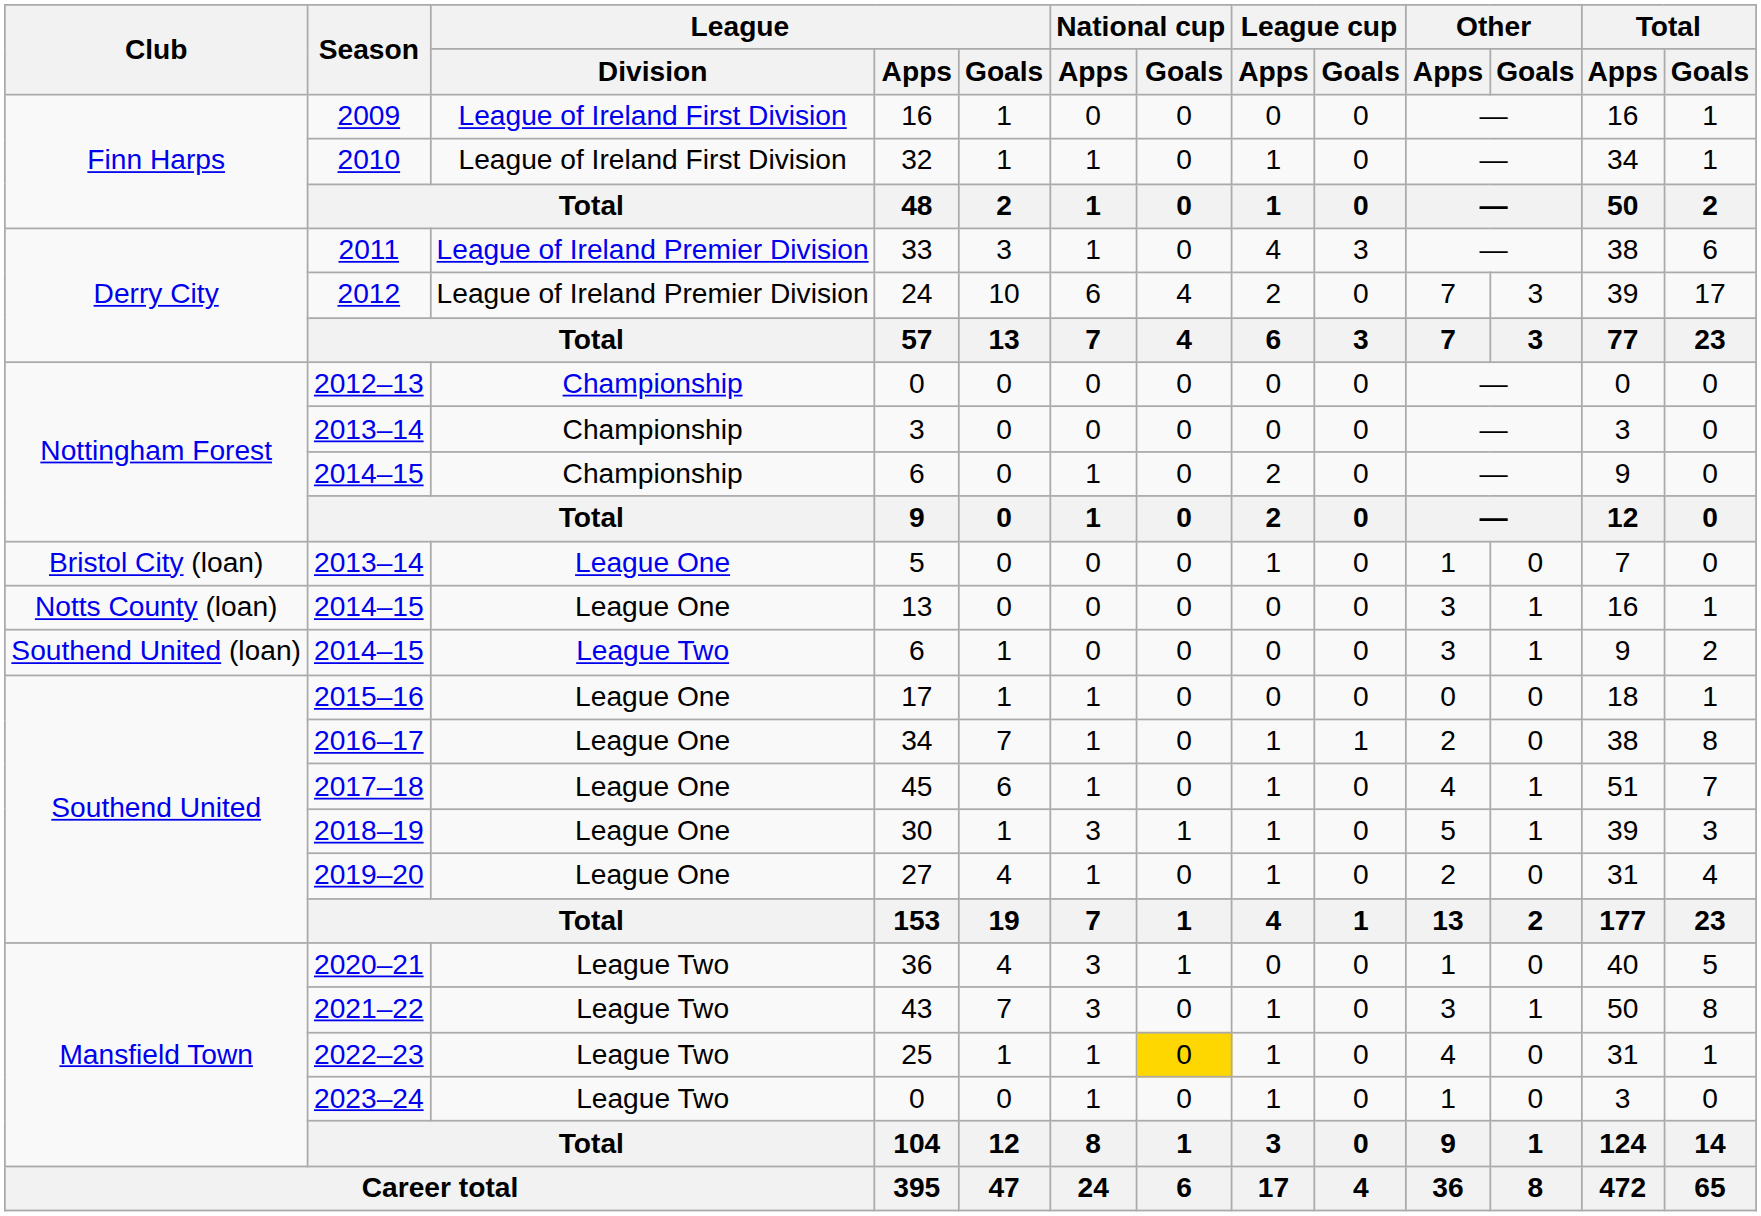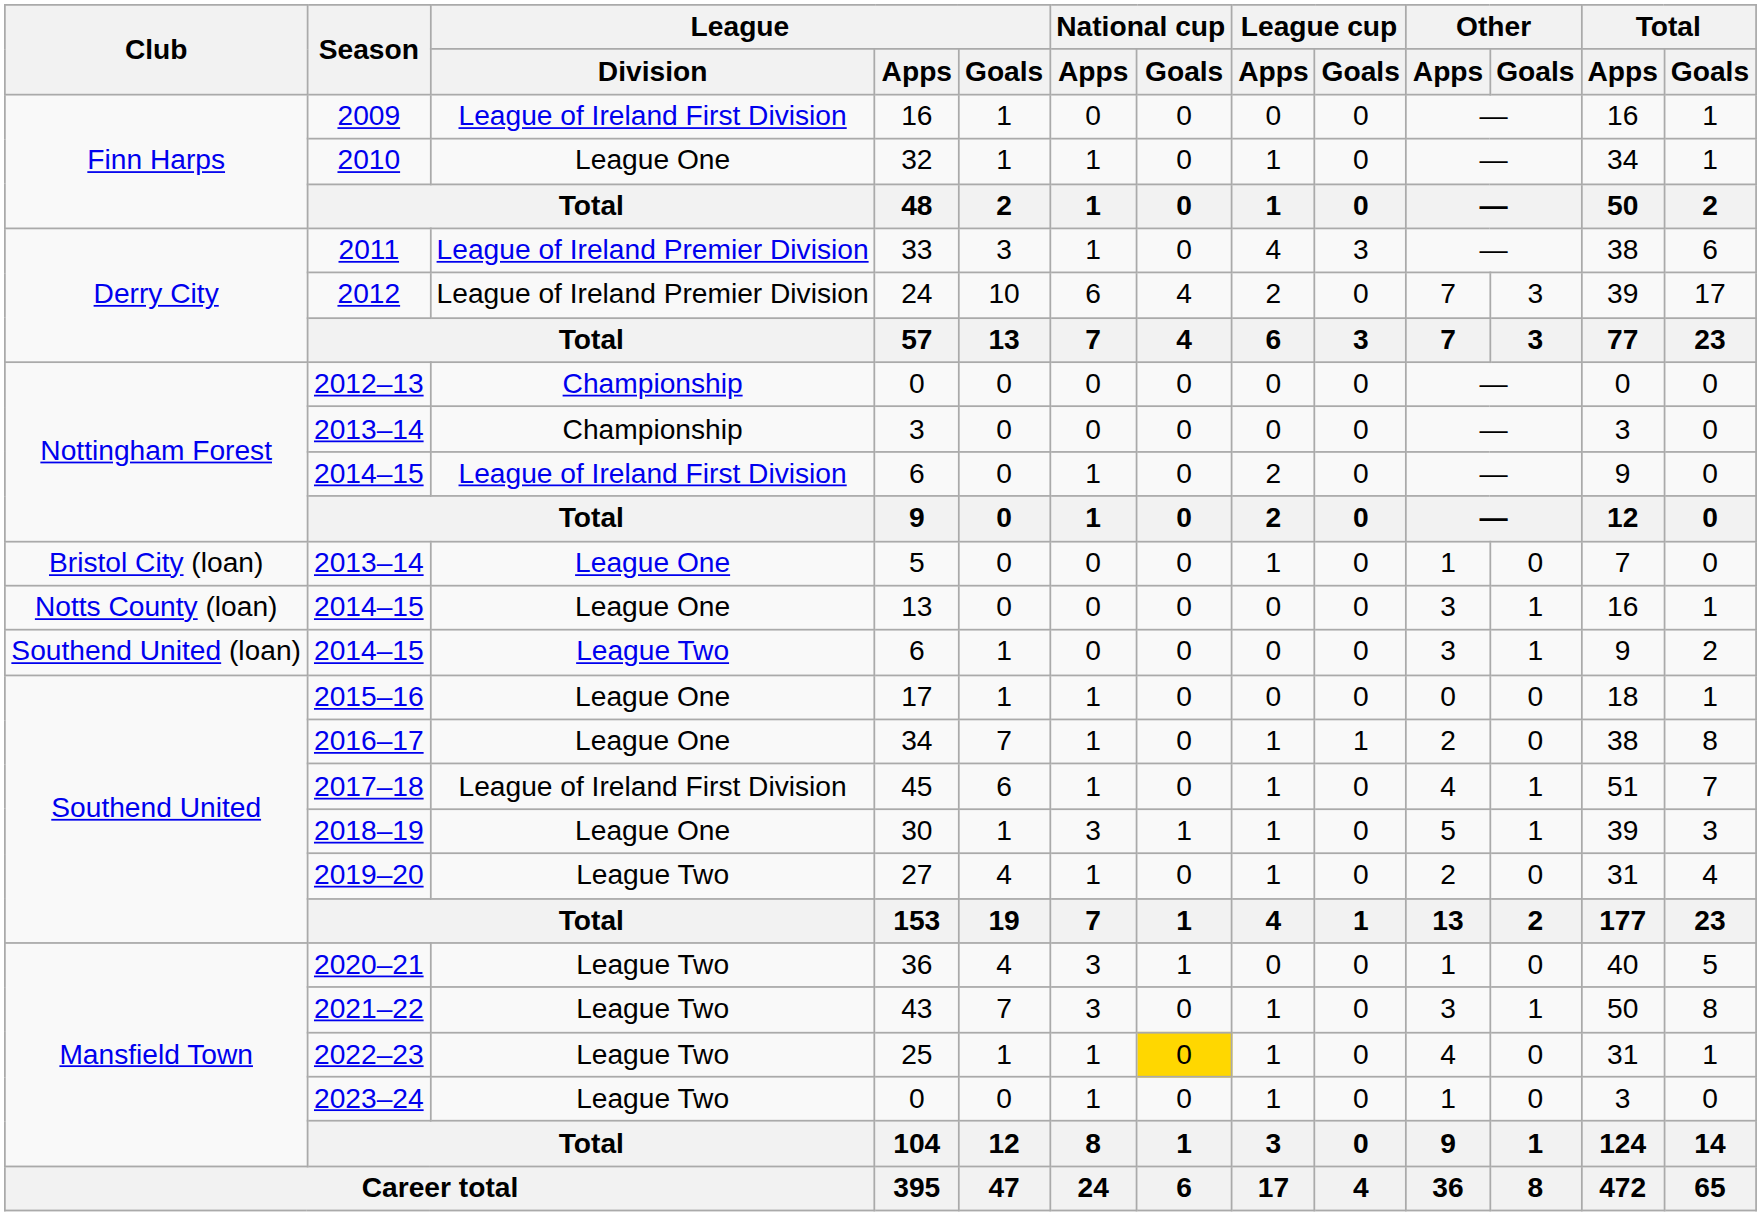(653, 160) League of Ireland First Division -> (653, 160) League One
(653, 473) Championship -> (653, 473) League of Ireland First Division
(653, 786) League One -> (653, 786) League of Ireland First Division
(653, 875) League One -> (653, 875) League Two
